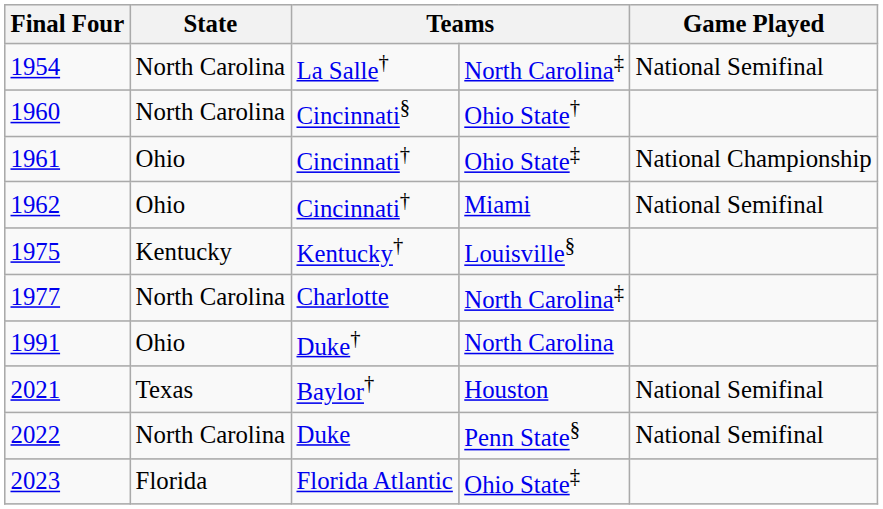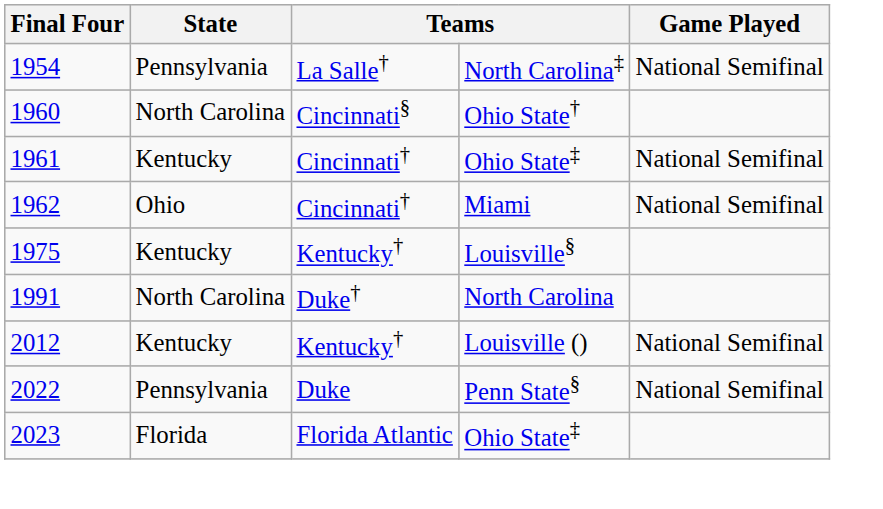(210, 66) North Carolina -> (202, 66) Pennsylvania
(160, 158) Ohio -> (184, 158) Kentucky
(754, 158) National Championship -> (730, 158) National Semifinal
- row: (35, 297)
(160, 343) Ohio -> (210, 297) North Carolina
+ row: (35, 343)
- row: (35, 389)
(210, 435) North Carolina -> (202, 389) Pennsylvania
